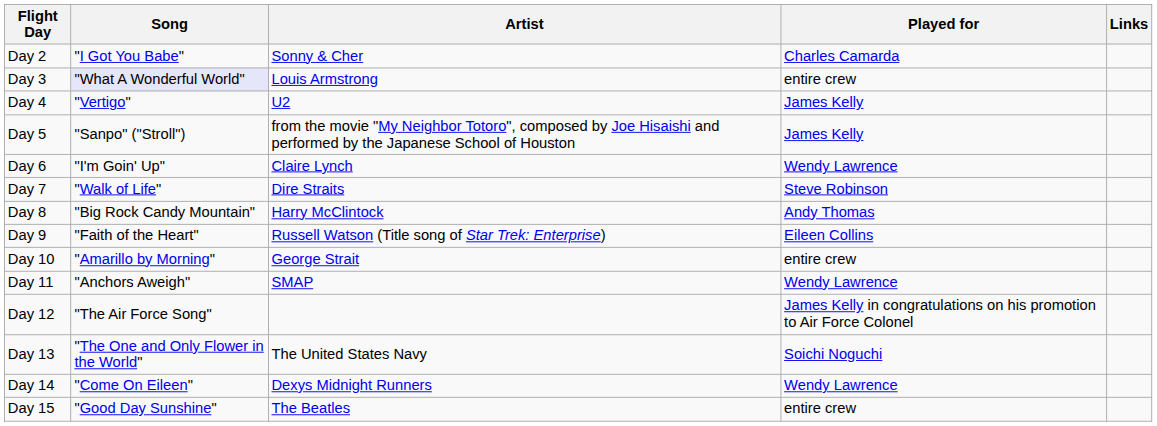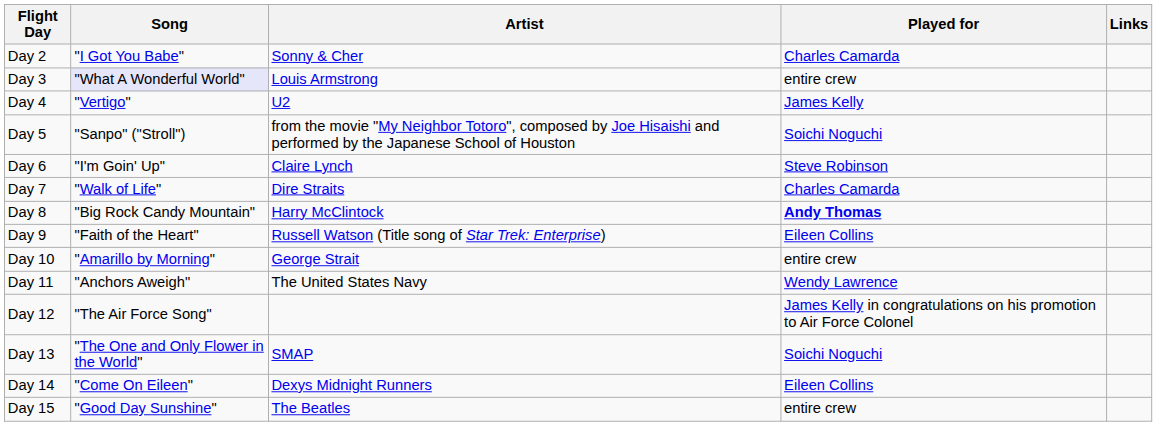(824, 134) James Kelly -> (833, 134) Soichi Noguchi
(841, 166) Wendy Lawrence -> (836, 166) Steve Robinson
(836, 189) Steve Robinson -> (842, 189) Charles Camarda
(829, 212) normal -> (833, 212) bold
(292, 282) SMAP -> (349, 282) The United States Navy
(349, 354) The United States Navy -> (292, 354) SMAP
(841, 385) Wendy Lawrence -> (829, 385) Eileen Collins
